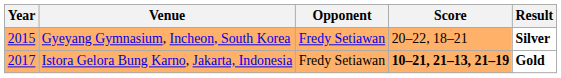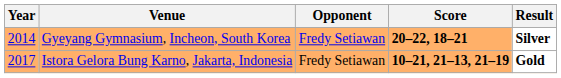(22, 39) 2015 -> (22, 39) 2014
(430, 39) normal -> (430, 39) bold
